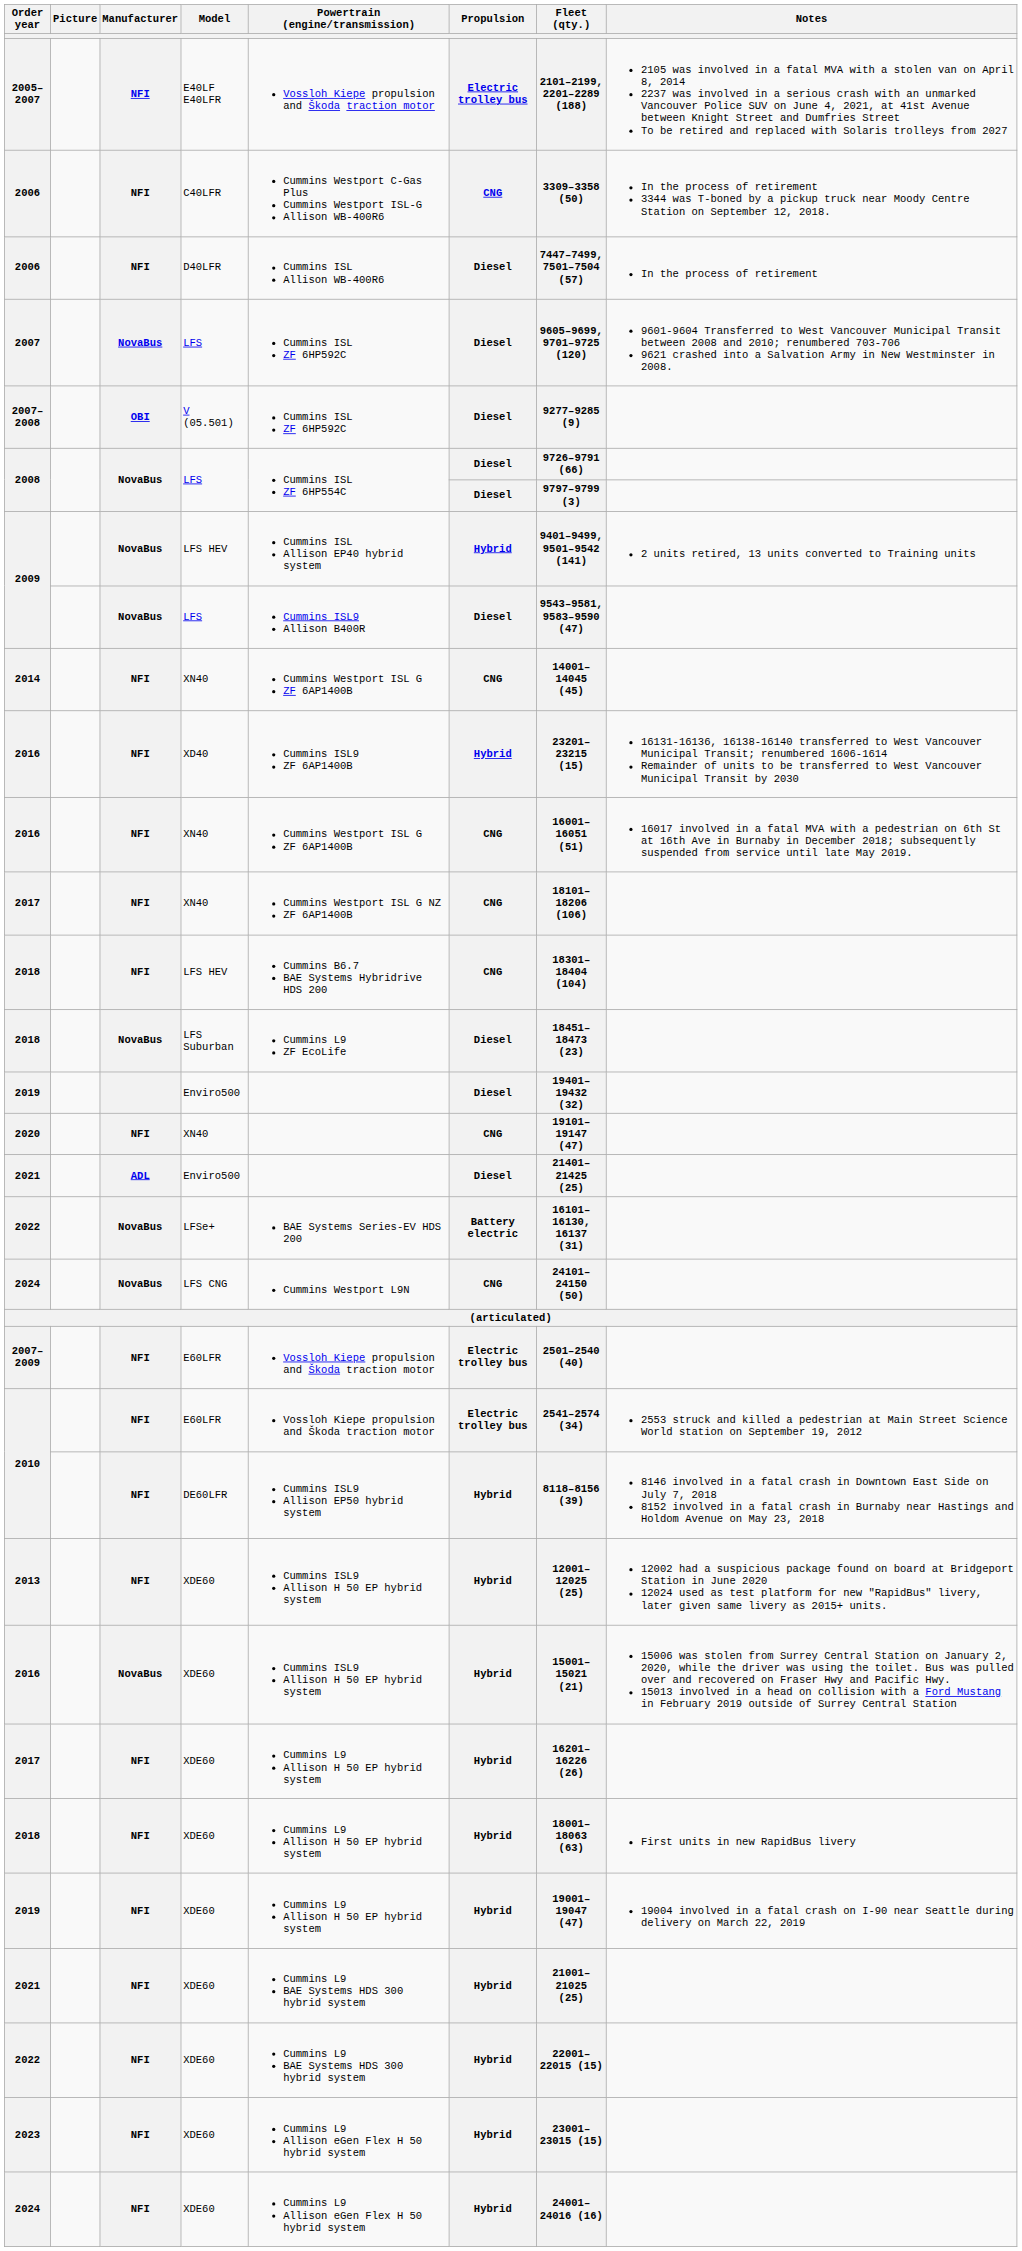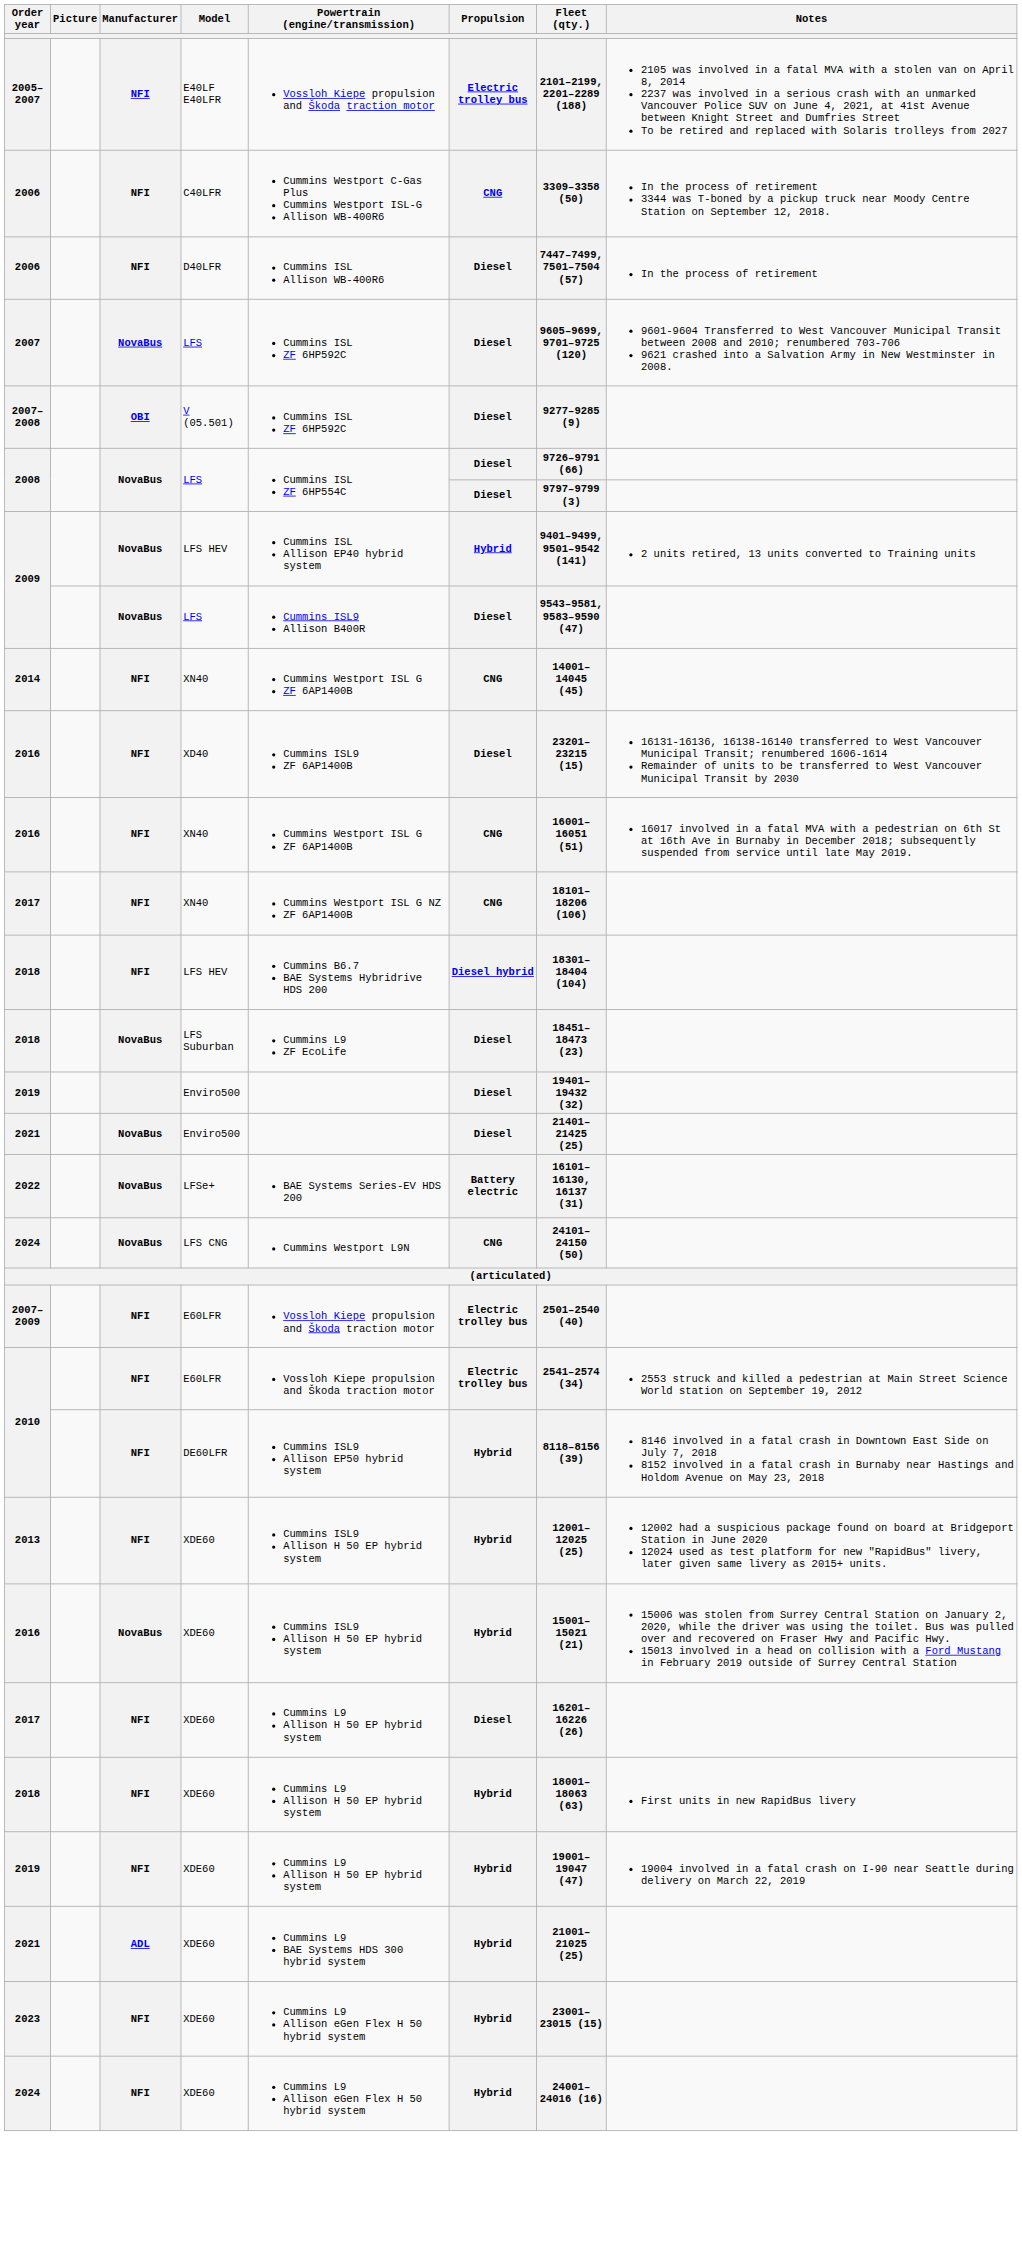(493, 754) Hybrid -> (493, 754) Diesel
(493, 972) CNG -> (493, 972) Diesel hybrid
- row: (27, 1134)
(140, 1176) ADL -> (140, 1134) NovaBus
(493, 1761) Hybrid -> (493, 1720) Diesel
(140, 1985) NFI -> (140, 1944) ADL
- row: (27, 2060)
